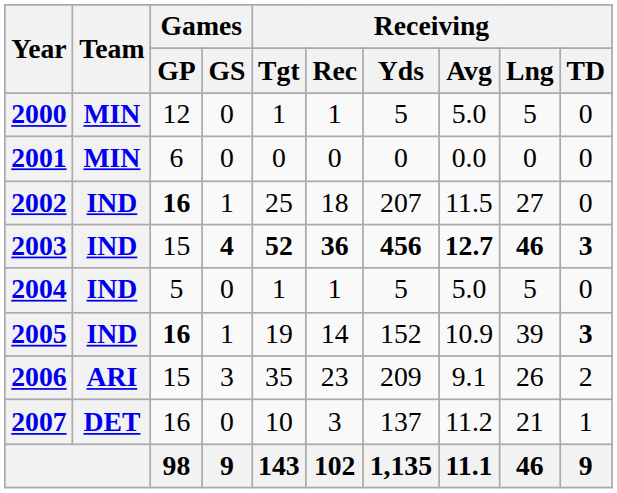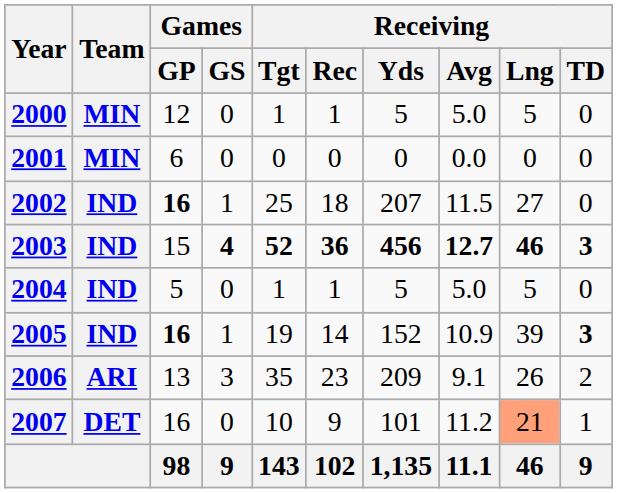(176, 377) 15 -> (176, 377) 13
(335, 421) 3 -> (335, 421) 9
(401, 421) 137 -> (401, 421) 101
(530, 421) no background -> (530, 421) lightsalmon background
